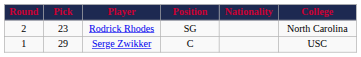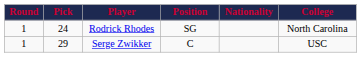(24, 28) 2 -> (24, 28) 1
(63, 28) 23 -> (63, 28) 24
